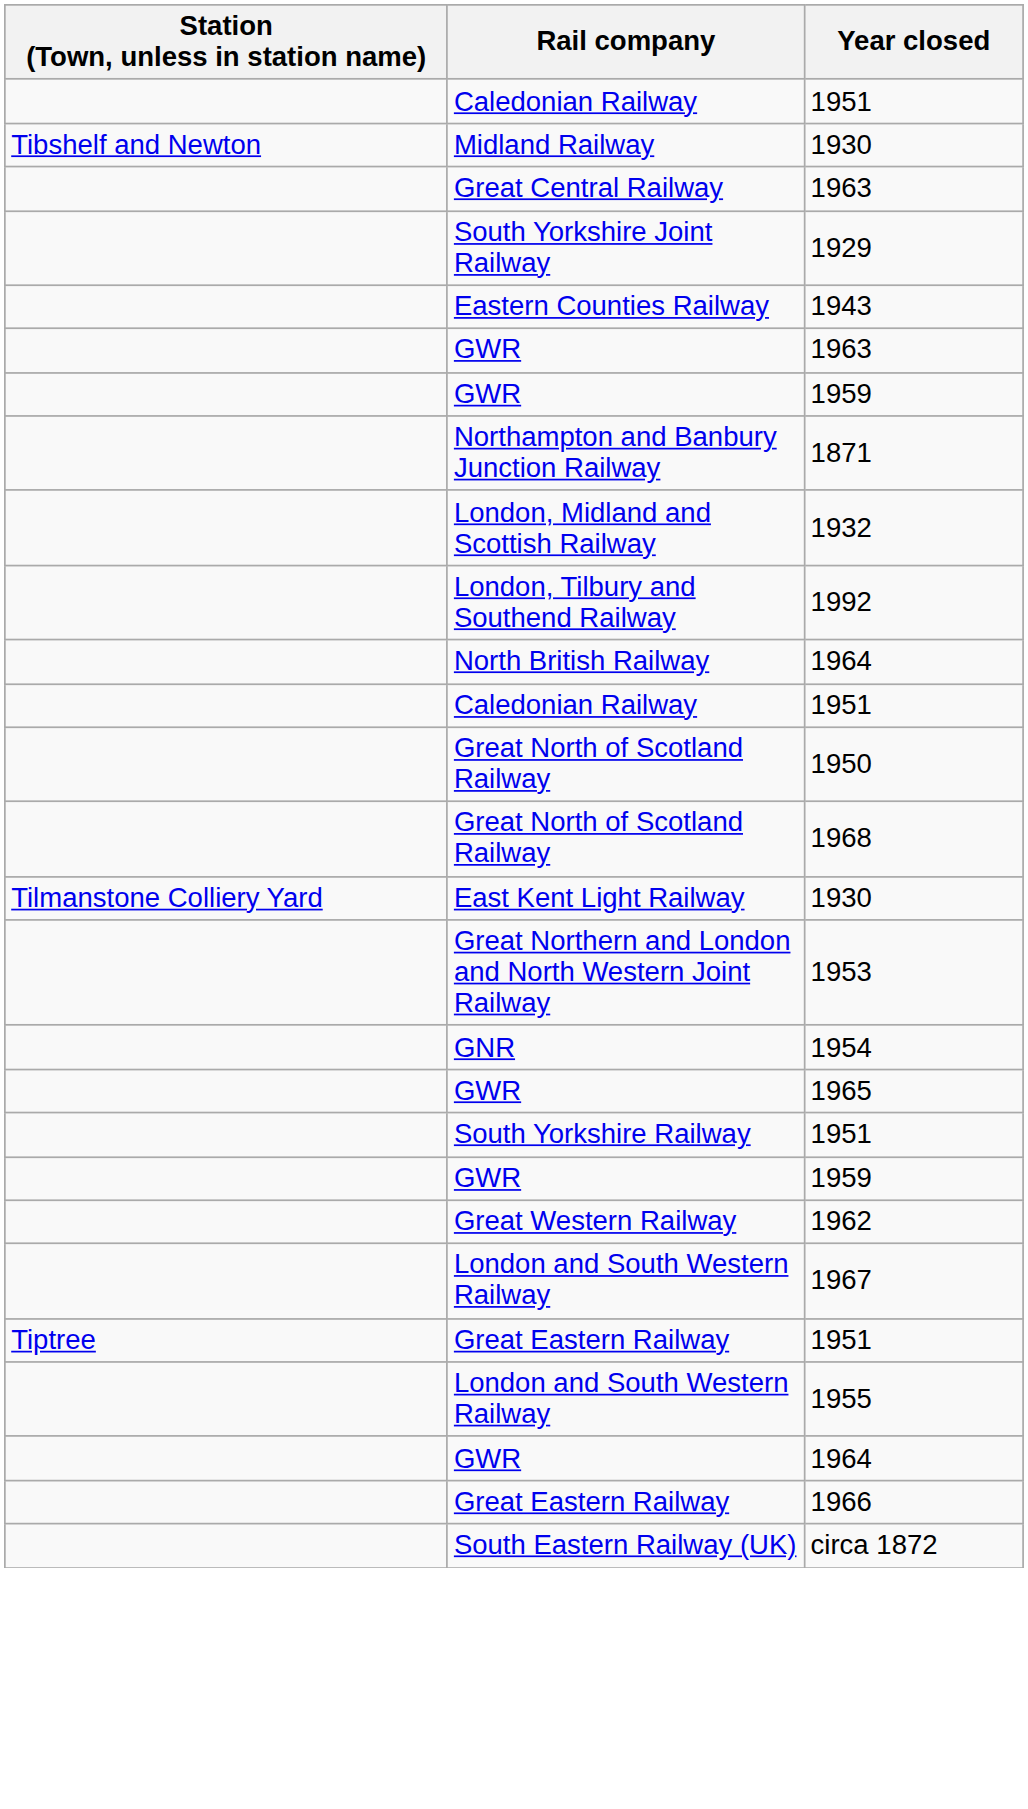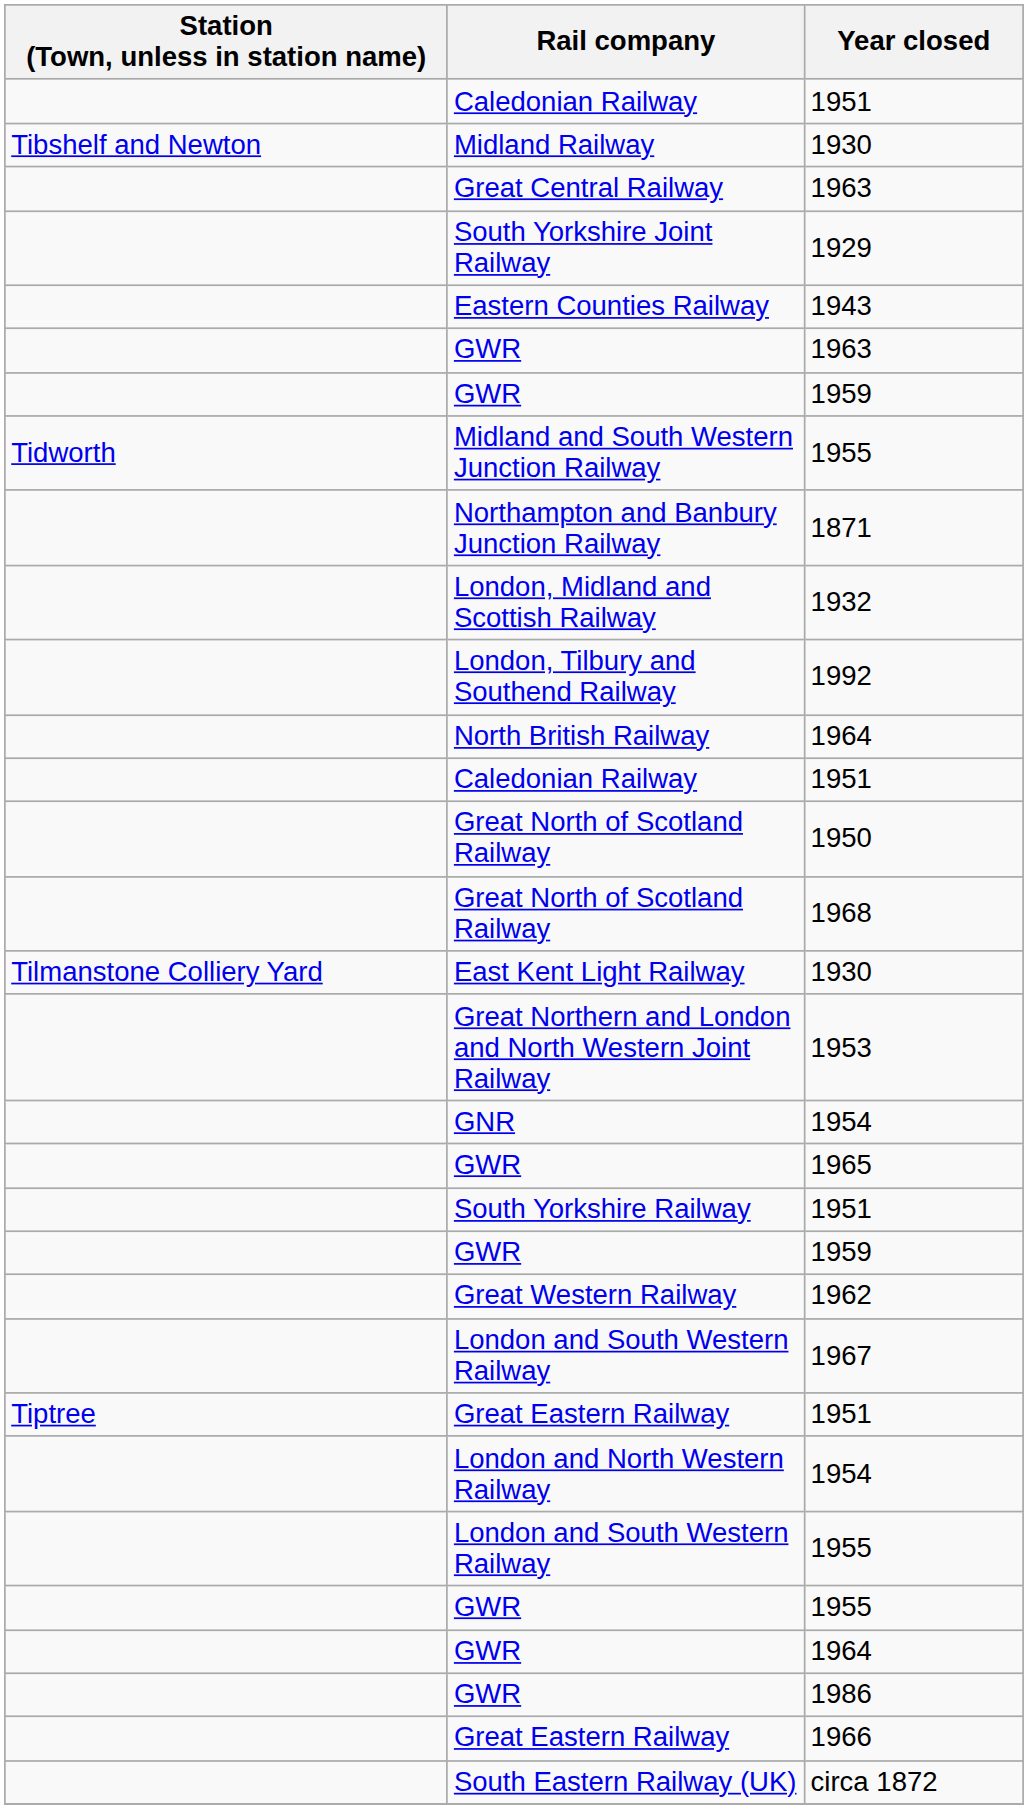+ row: (623, 452)
+ row: (619, 1473)
+ row: (488, 1607)
+ row: (488, 1694)
